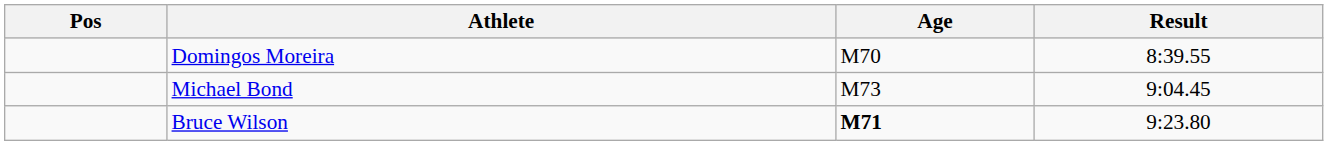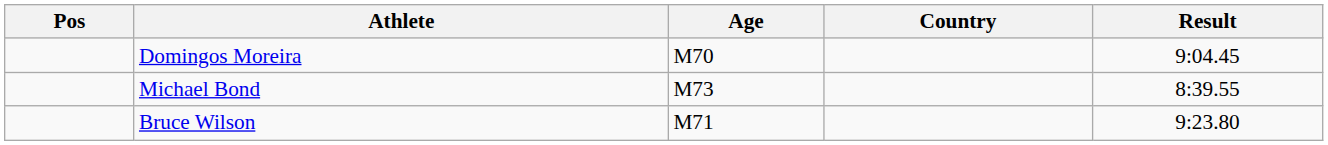+ column: (958, 21)
(1179, 55) 8:39.55 -> (1208, 55) 9:04.45
(1179, 88) 9:04.45 -> (1208, 88) 8:39.55
(861, 122) bold -> (694, 122) normal
